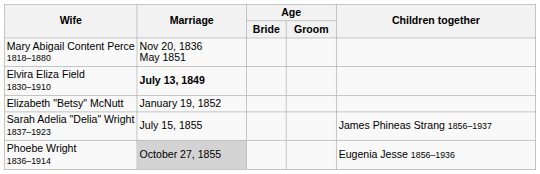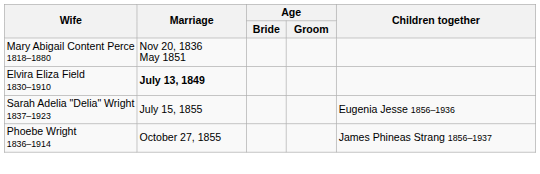- row: (65, 103)
(415, 126) James Phineas Strang 1856–1937 -> (397, 109) Eugenia Jesse 1856–1936
(180, 154) lightgrey background -> (180, 138) no background
(397, 154) Eugenia Jesse 1856–1936 -> (415, 138) James Phineas Strang 1856–1937
